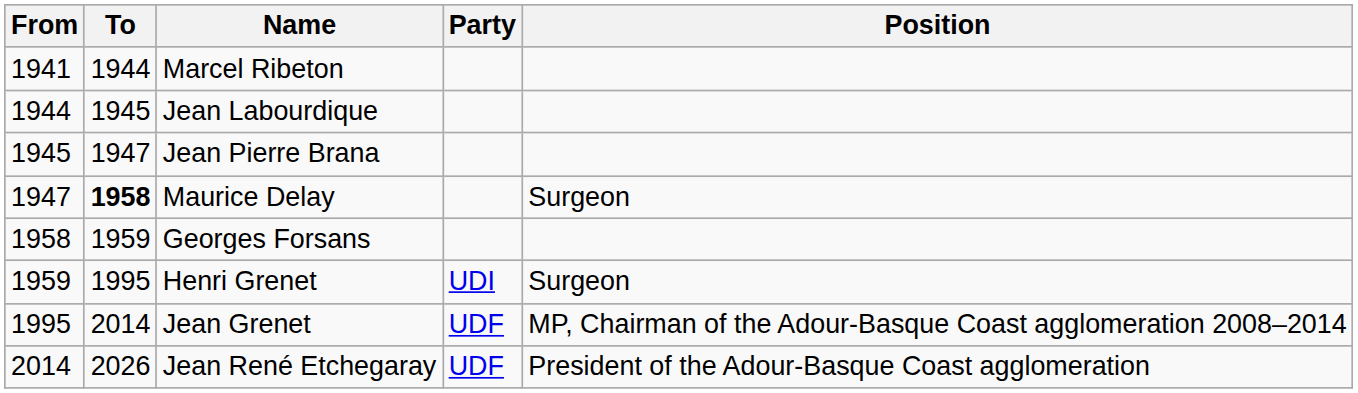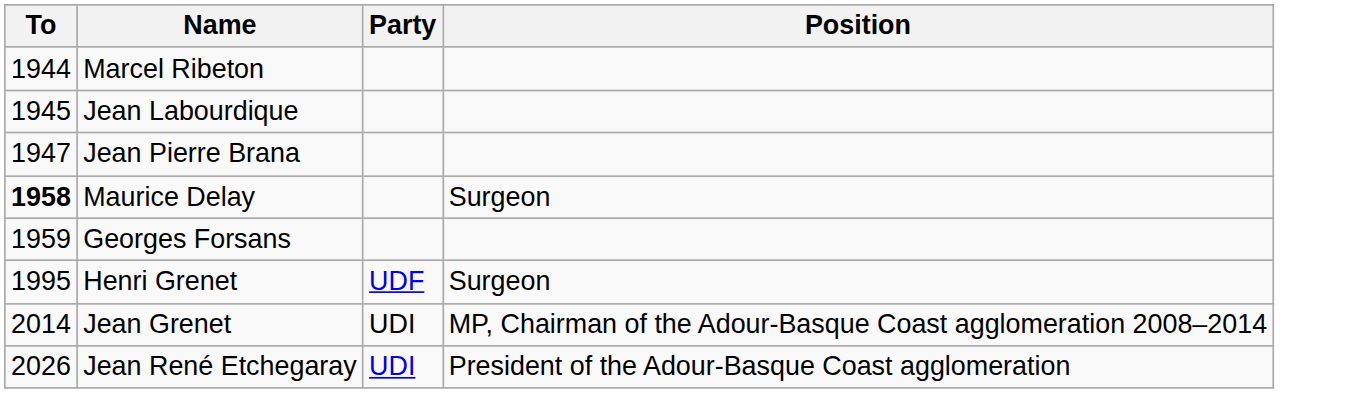- column: (45, 25)
(472, 281) UDI -> (397, 281) UDF
(476, 324) UDF -> (392, 324) UDI
(476, 366) UDF -> (392, 366) UDI
